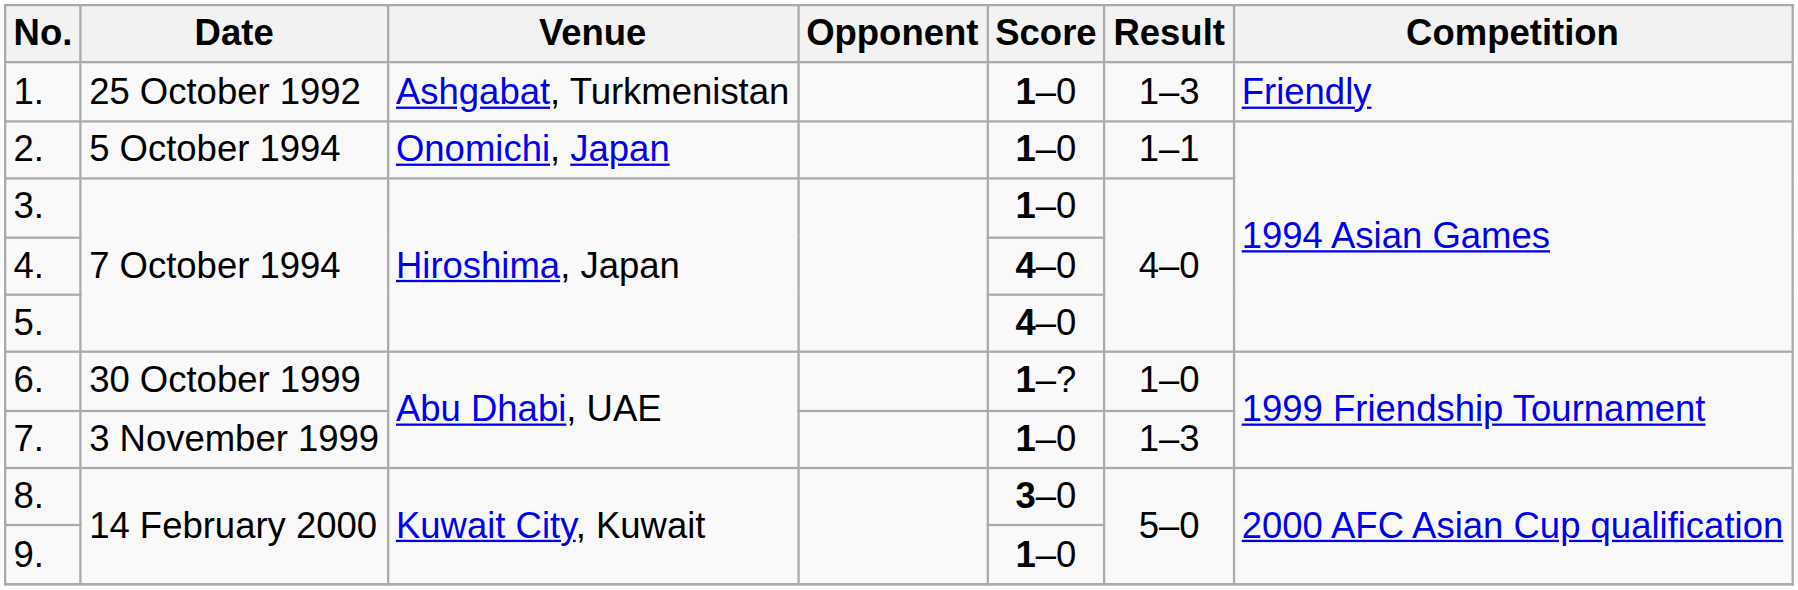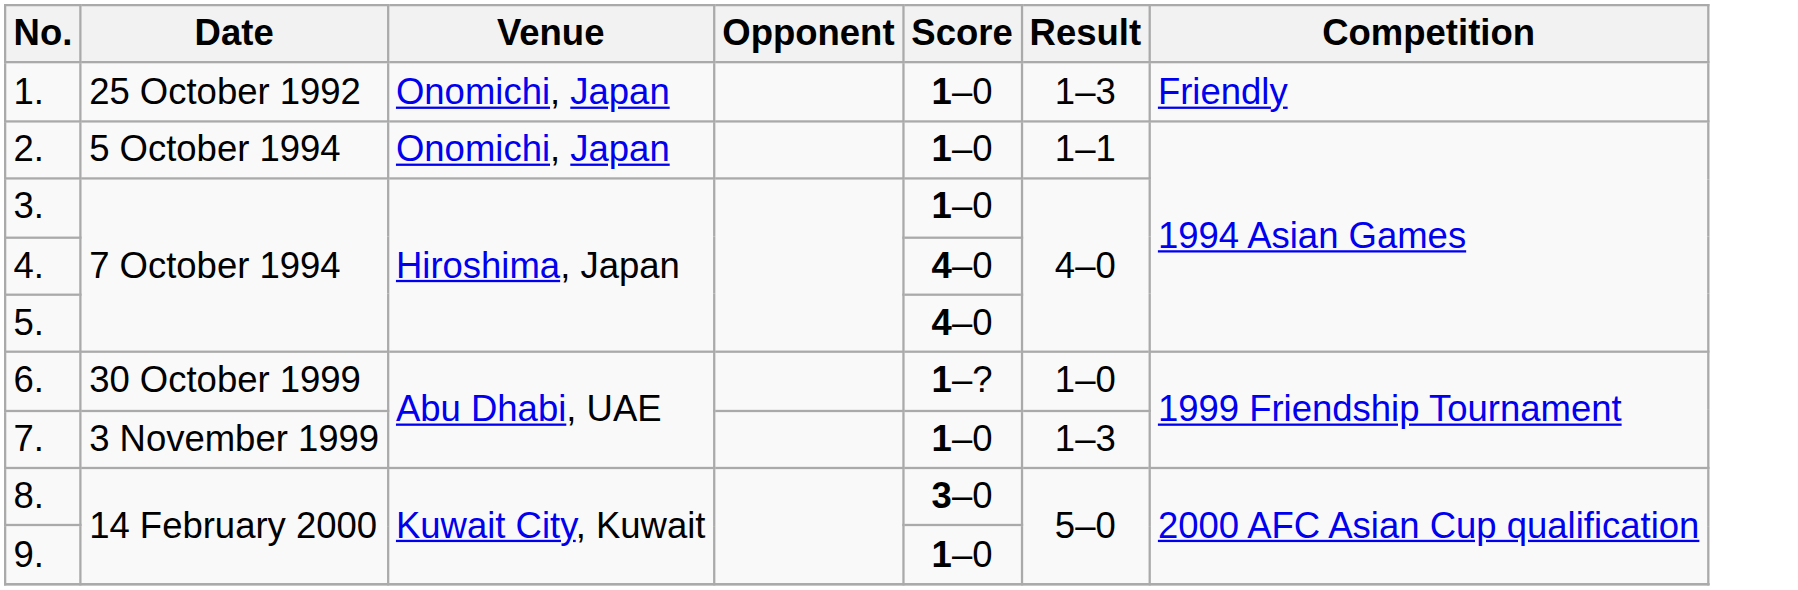(593, 91) Ashgabat, Turkmenistan -> (533, 91) Onomichi, Japan
